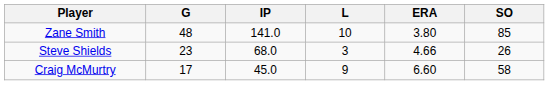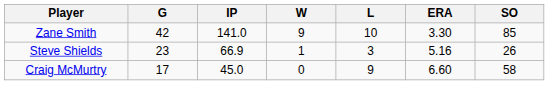+ column: (301, 13)
(186, 32) 48 -> (162, 32) 42
(425, 32) 3.80 -> (440, 32) 3.30
(265, 51) 68.0 -> (232, 51) 66.9
(425, 51) 4.66 -> (440, 51) 5.16
